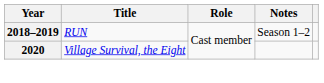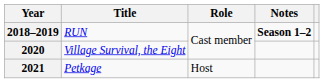(284, 31) normal -> (284, 31) bold
+ row: (33, 68)
